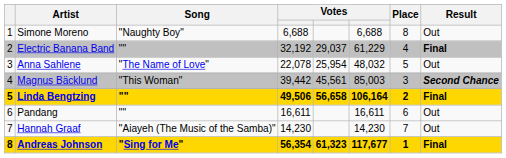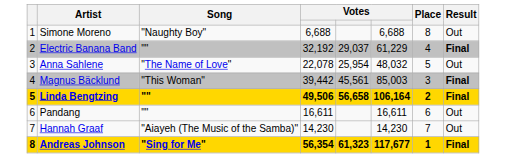(461, 81) Second Chance -> (457, 81) Final
